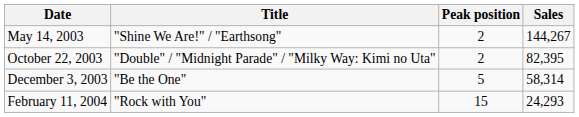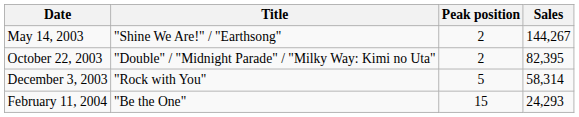(150, 79) "Be the One" -> (160, 79) "Rock with You"
(160, 101) "Rock with You" -> (150, 101) "Be the One"
